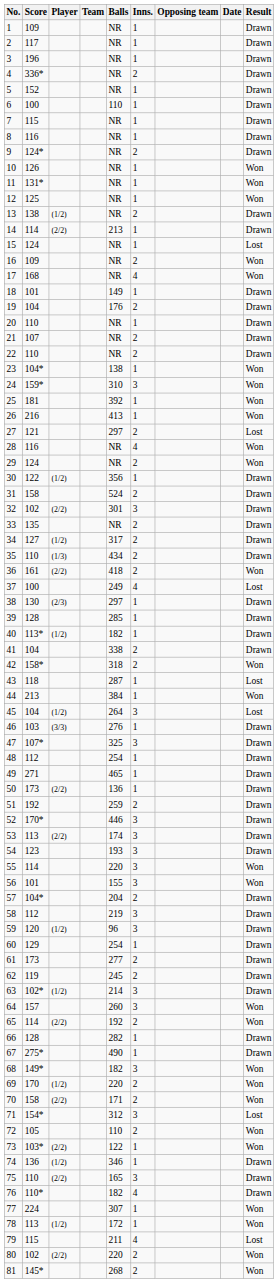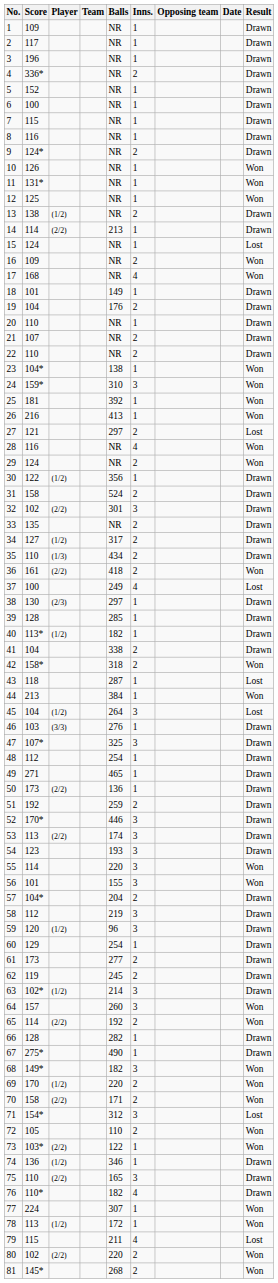(115, 105) 110 -> (115, 105) NR
